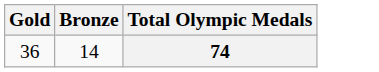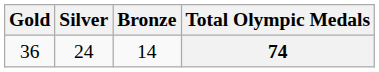+ column: (84, 19)
